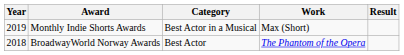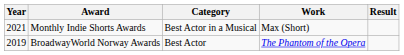(16, 27) 2019 -> (16, 27) 2021
(16, 43) 2018 -> (16, 43) 2019
